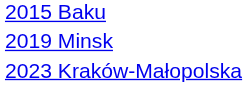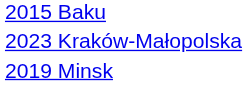rows swapped: (59, 41) <-> (124, 70)
